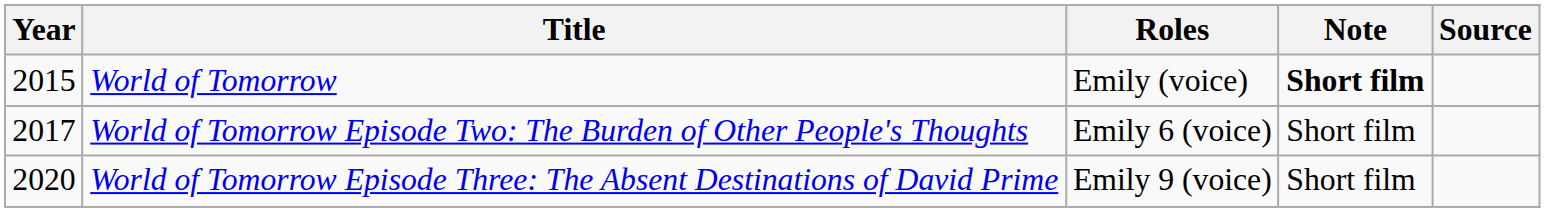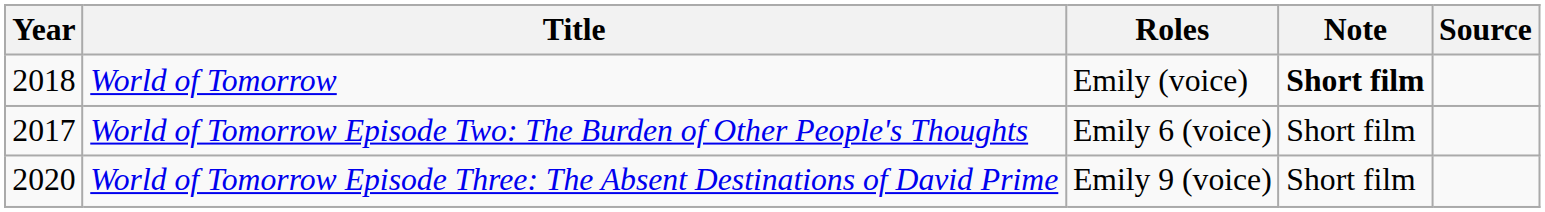(44, 79) 2015 -> (44, 79) 2018
